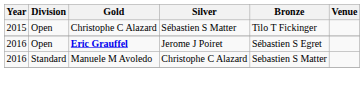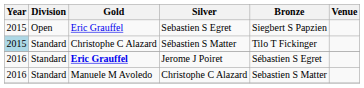+ row: (196, 28)
(17, 28) no background -> (17, 43) lightblue background
(42, 28) Open -> (49, 43) Standard
(42, 43) Open -> (49, 59) Standard
